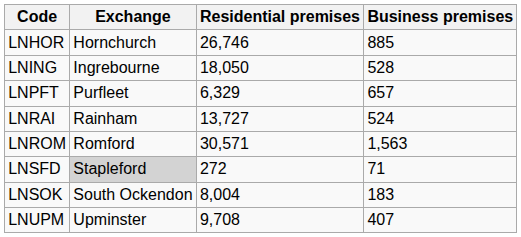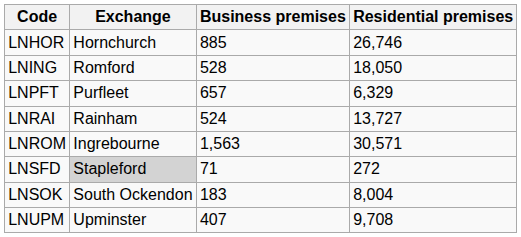columns swapped: (280, 17) <-> (440, 17)
(116, 67) Ingrebourne -> (104, 67) Romford
(104, 144) Romford -> (116, 144) Ingrebourne
